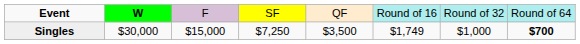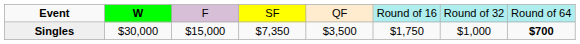(272, 31) $7,250 -> (272, 31) $7,350
(407, 31) $1,749 -> (407, 31) $1,750
